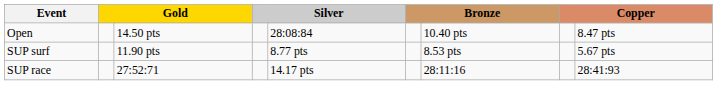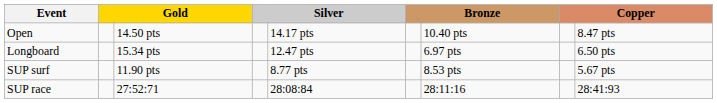(291, 32) 28:08:84 -> (292, 32) 14.17 pts
+ row: (33, 51)
(292, 70) 14.17 pts -> (291, 88) 28:08:84
